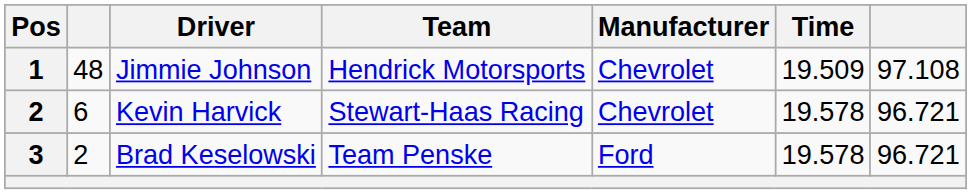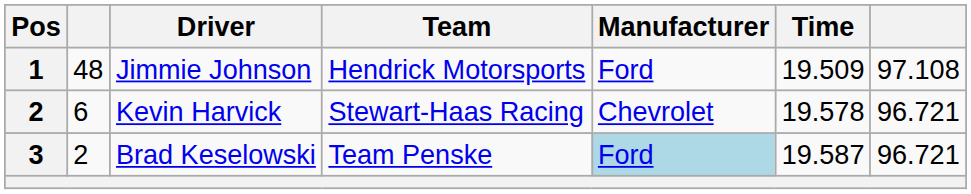(656, 69) Chevrolet -> (626, 69) Ford
(626, 155) no background -> (626, 155) lightblue background
(823, 155) 19.578 -> (823, 155) 19.587
